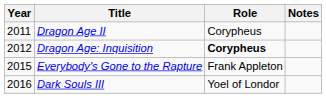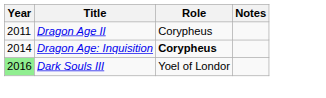(19, 48) 2012 -> (19, 48) 2014
- row: (120, 66)
(19, 84) no background -> (19, 66) lightgreen background
